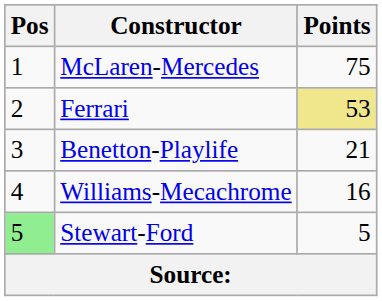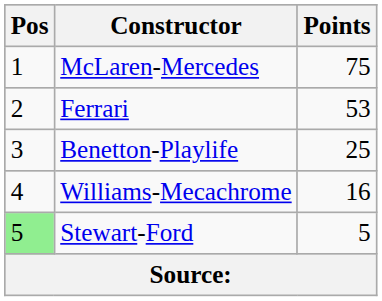(358, 108) khaki background -> (358, 108) no background
(358, 150) 21 -> (358, 150) 25
